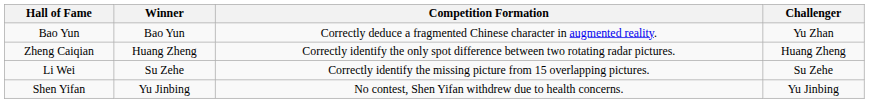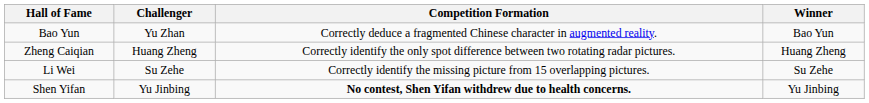columns swapped: (813, 13) <-> (164, 13)
(489, 88) normal -> (489, 88) bold
